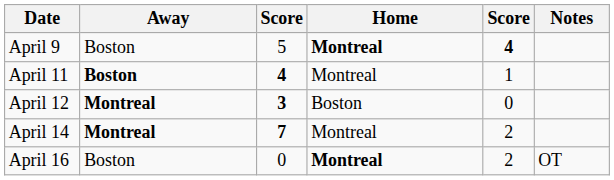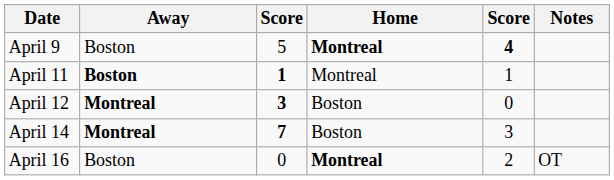(282, 75) 4 -> (282, 75) 1
(344, 132) Montreal -> (337, 132) Boston
(509, 132) 2 -> (509, 132) 3
